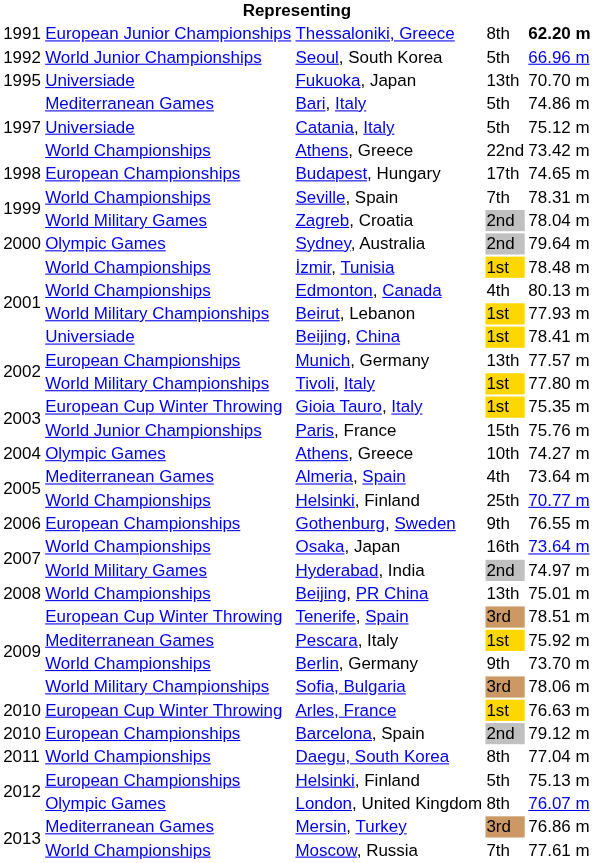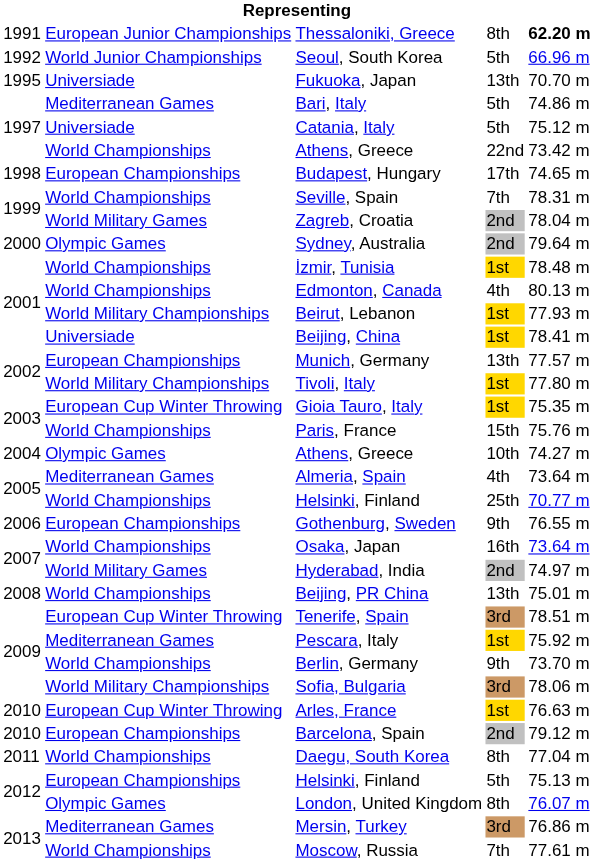(153, 430) World Junior Championships -> (128, 430) World Championships
